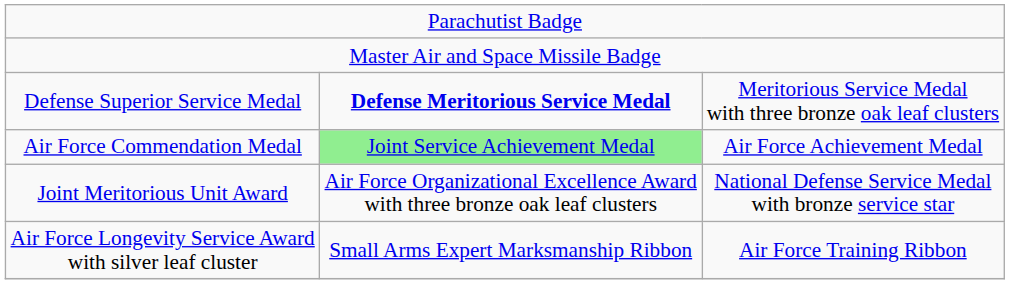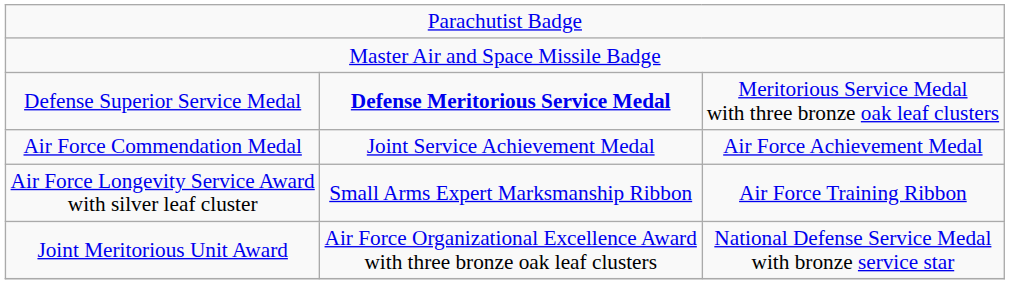(511, 146) lightgreen background -> (511, 146) no background
rows swapped: (163, 192) <-> (163, 249)
